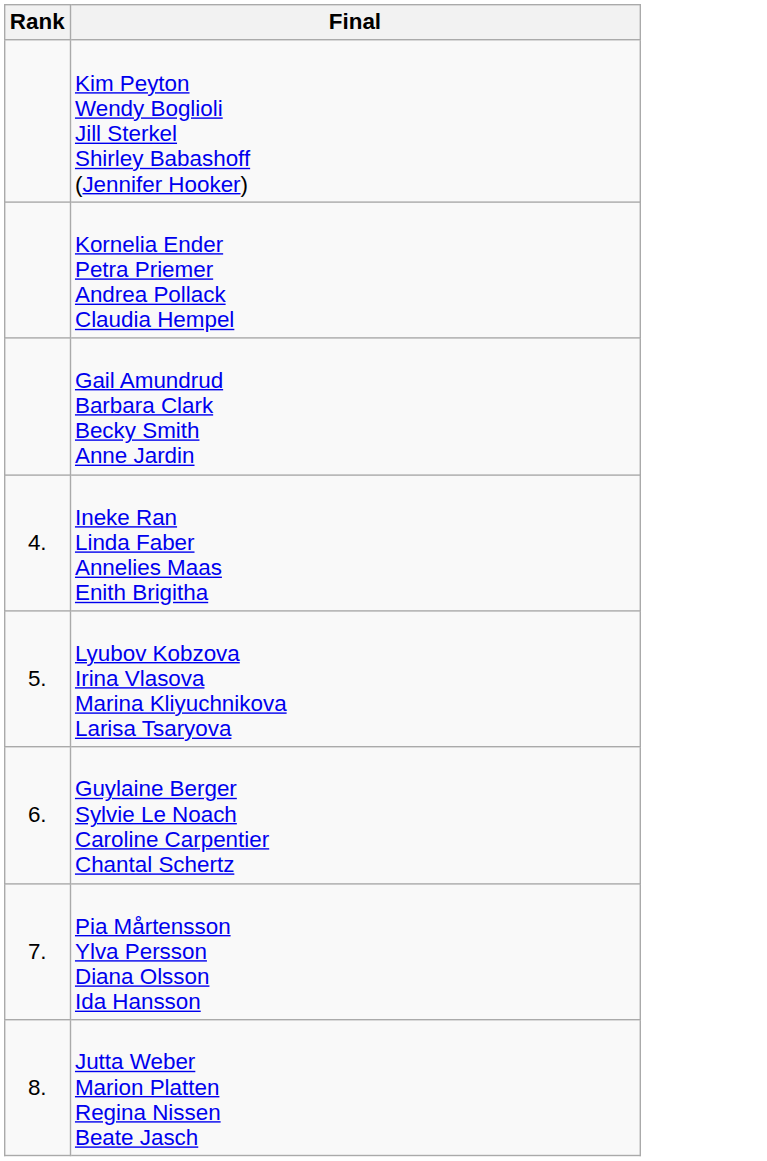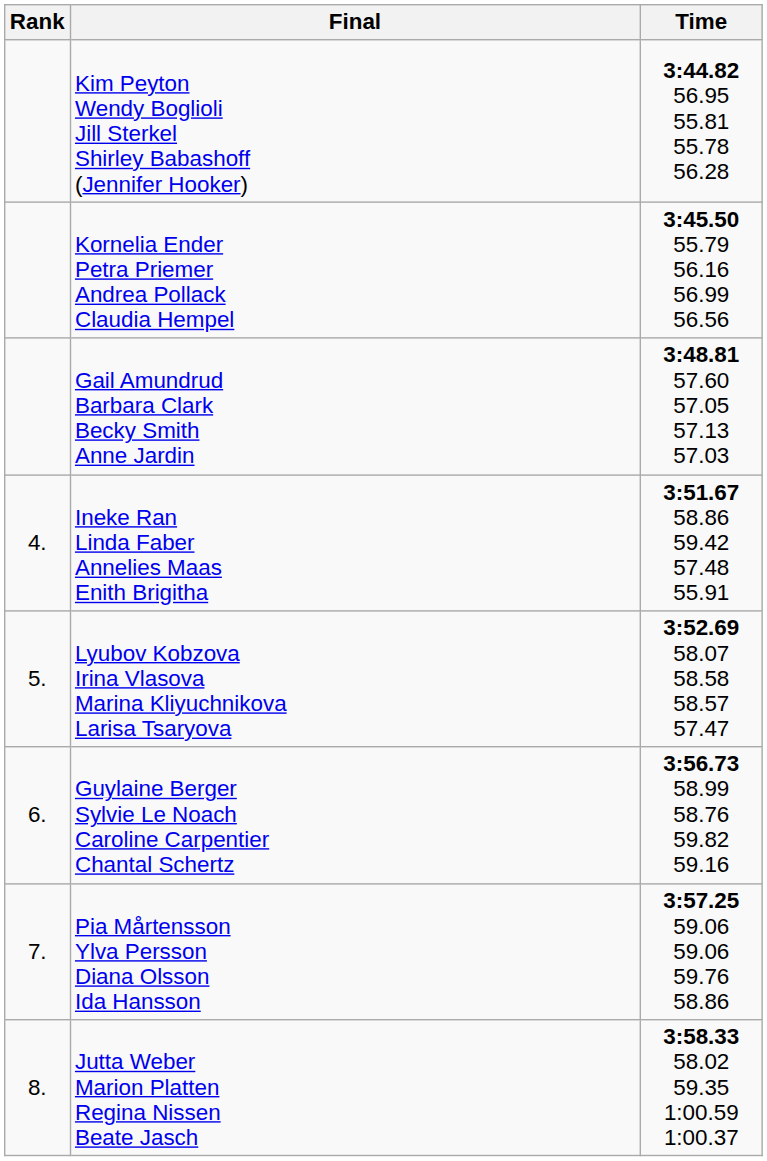+ column: (701, 22)
